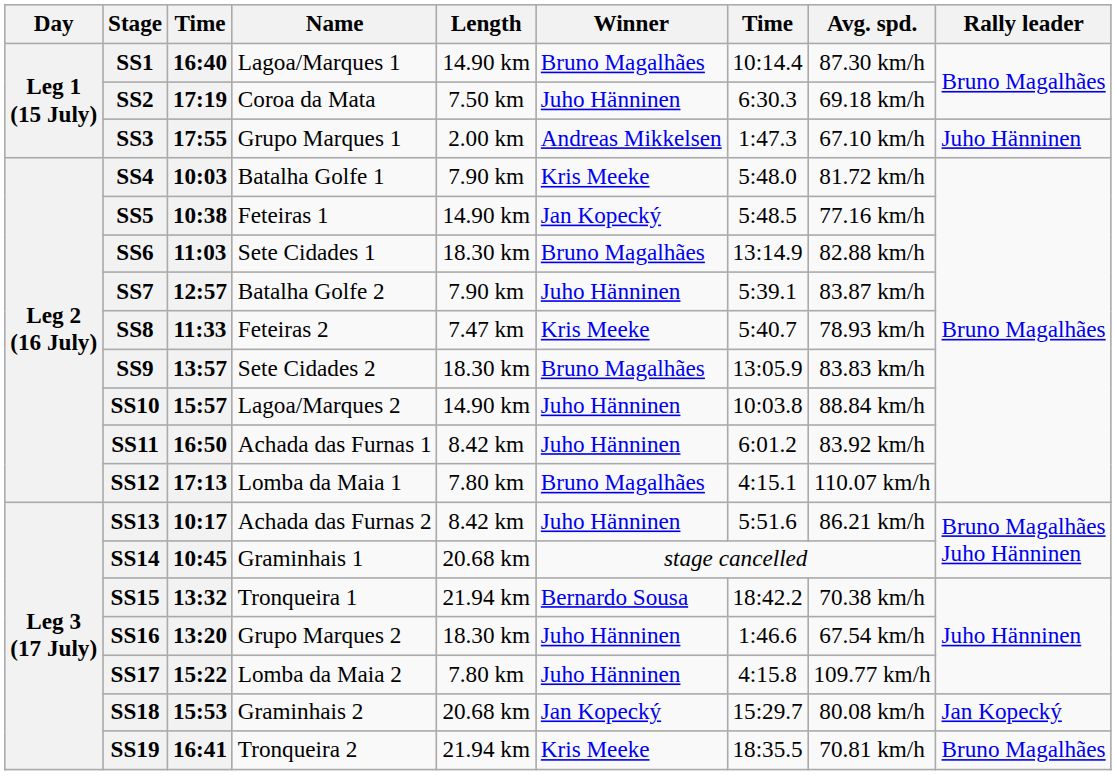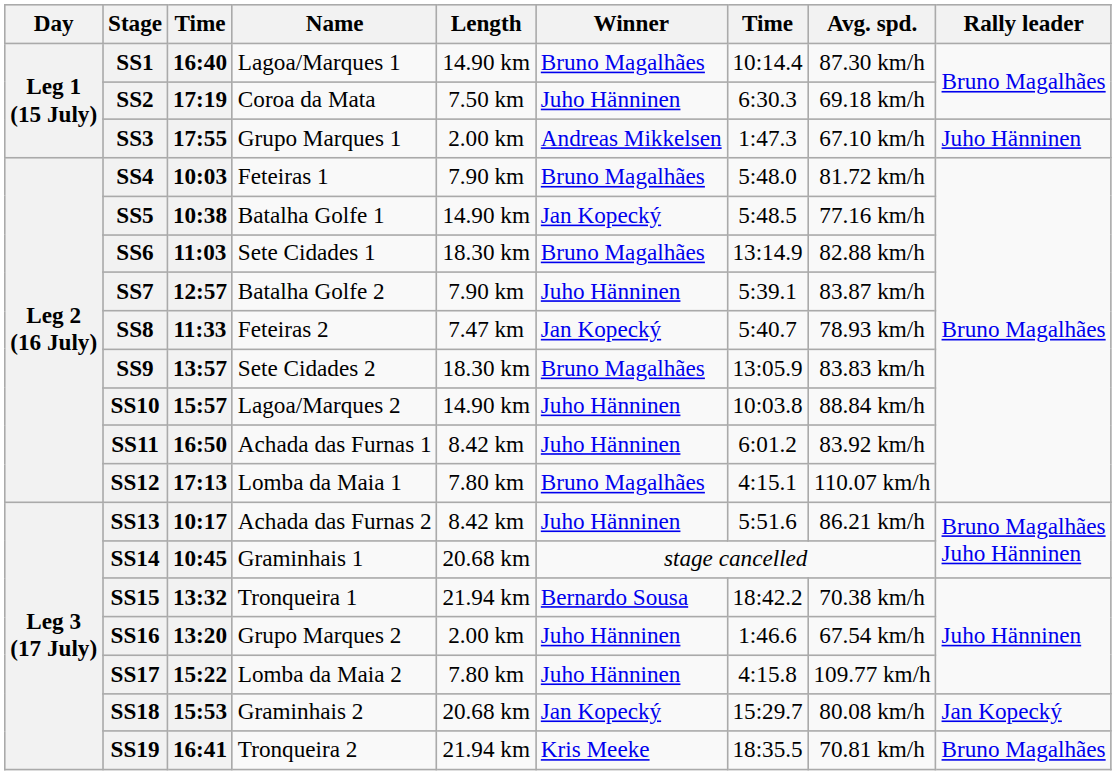(311, 176) Batalha Golfe 1 -> (283, 176) Feteiras 1
(595, 176) Kris Meeke -> (623, 176) Bruno Magalhães
(283, 215) Feteiras 1 -> (311, 215) Batalha Golfe 1
(595, 329) Kris Meeke -> (601, 329) Jan Kopecký
(486, 635) 18.30 km -> (486, 635) 2.00 km
